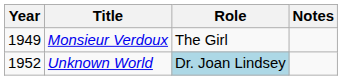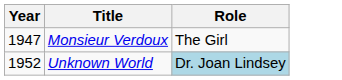- column: (313, 16)
(24, 39) 1949 -> (24, 39) 1947
